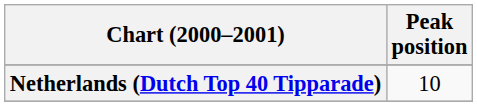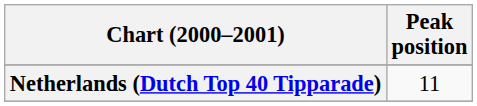(430, 82) 10 -> (430, 82) 11
